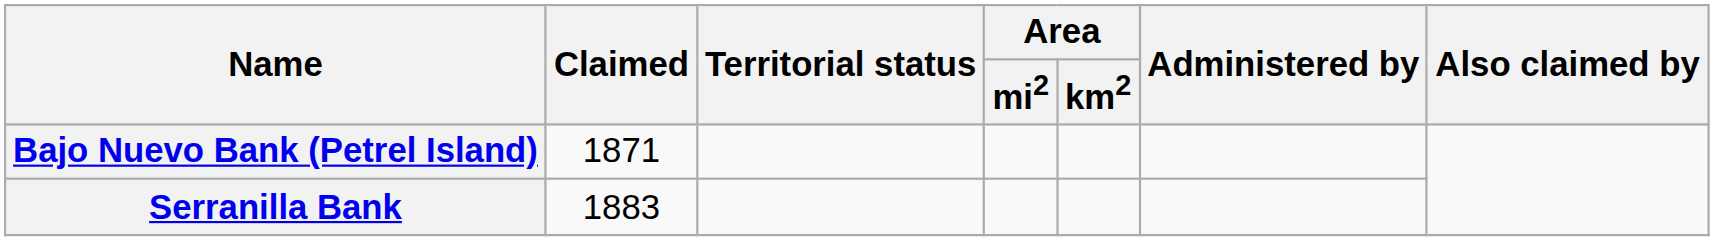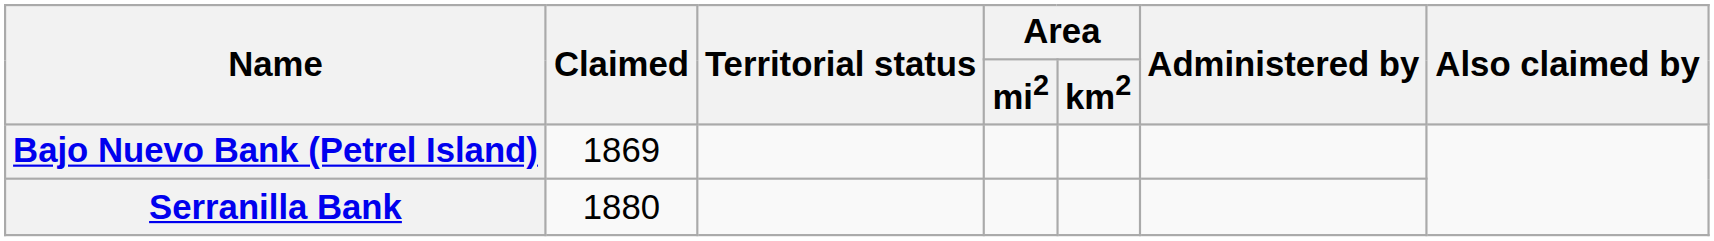(621, 151) 1871 -> (621, 151) 1869
(621, 206) 1883 -> (621, 206) 1880
